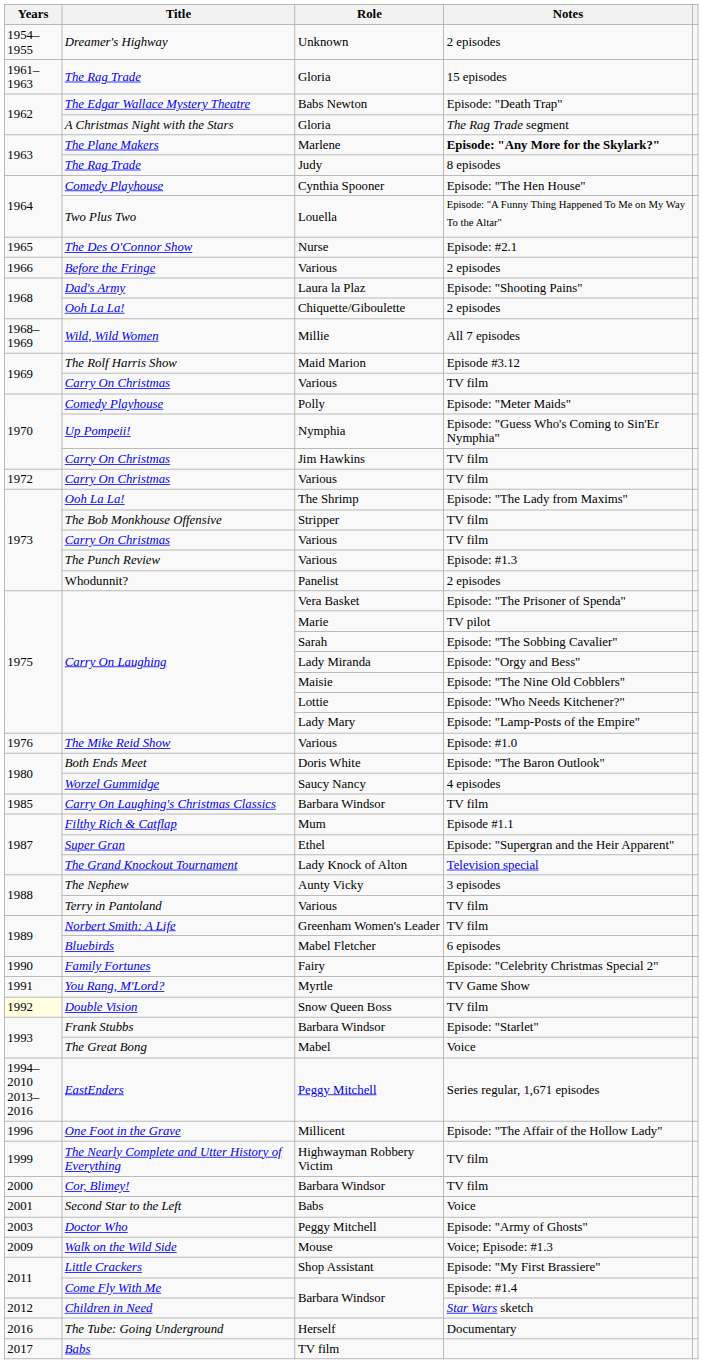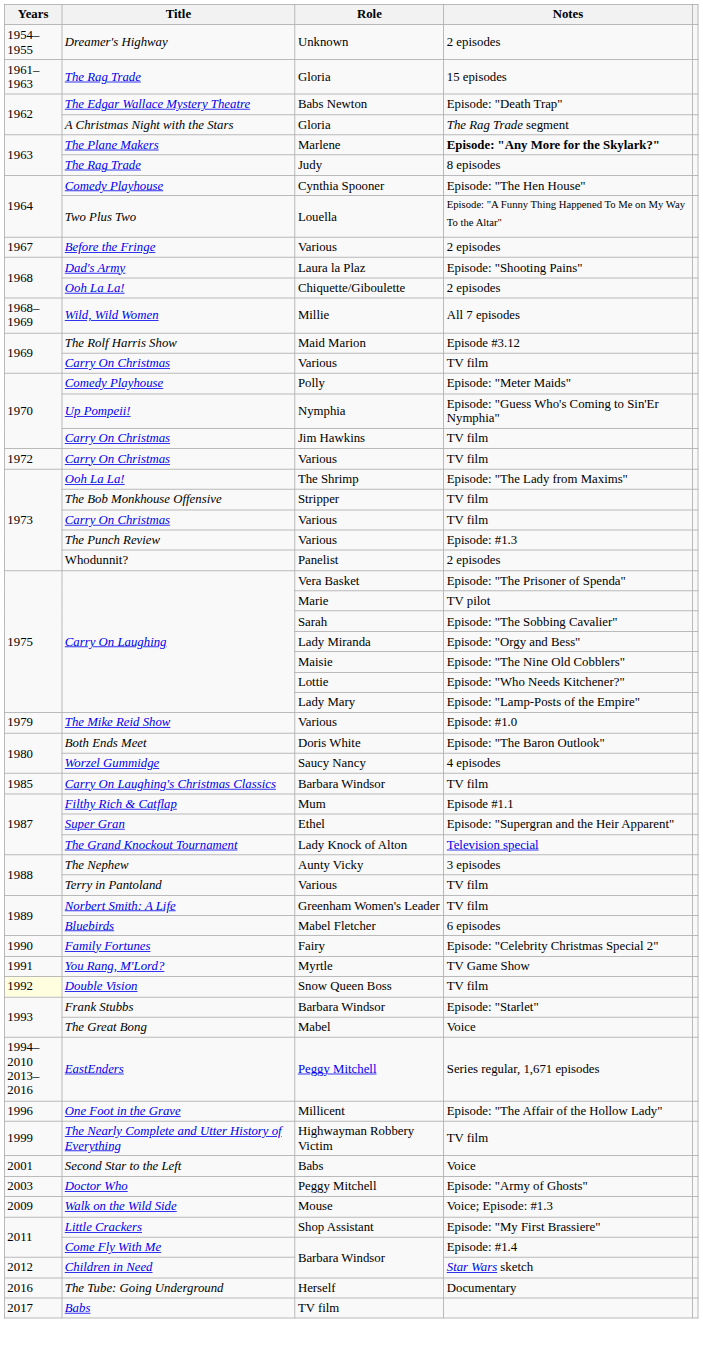- row: (129, 247)
(20, 267) 1966 -> (20, 247) 1967
(20, 743) 1976 -> (20, 722) 1979
- row: (97, 1186)
